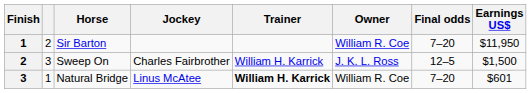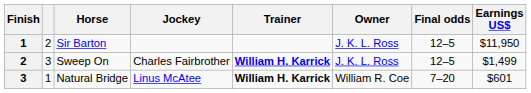(372, 43) William R. Coe -> (367, 43) J. K. L. Ross
(442, 43) 7–20 -> (442, 43) 12–5
(279, 61) normal -> (282, 61) bold
(500, 61) $1,500 -> (500, 61) $1,499
